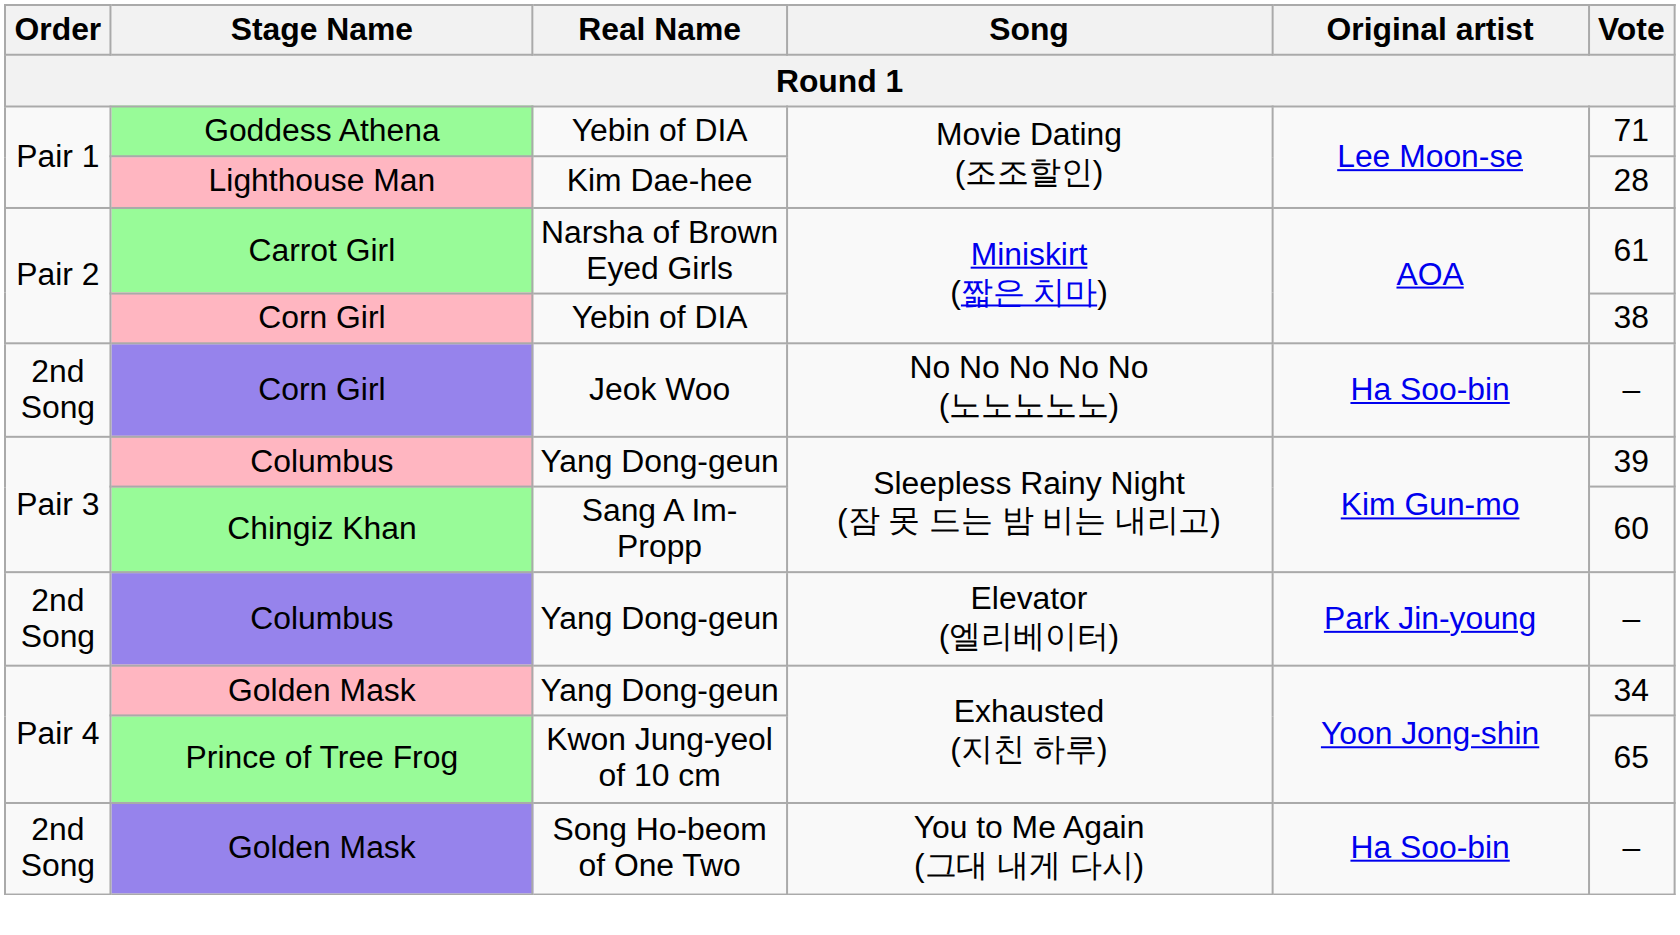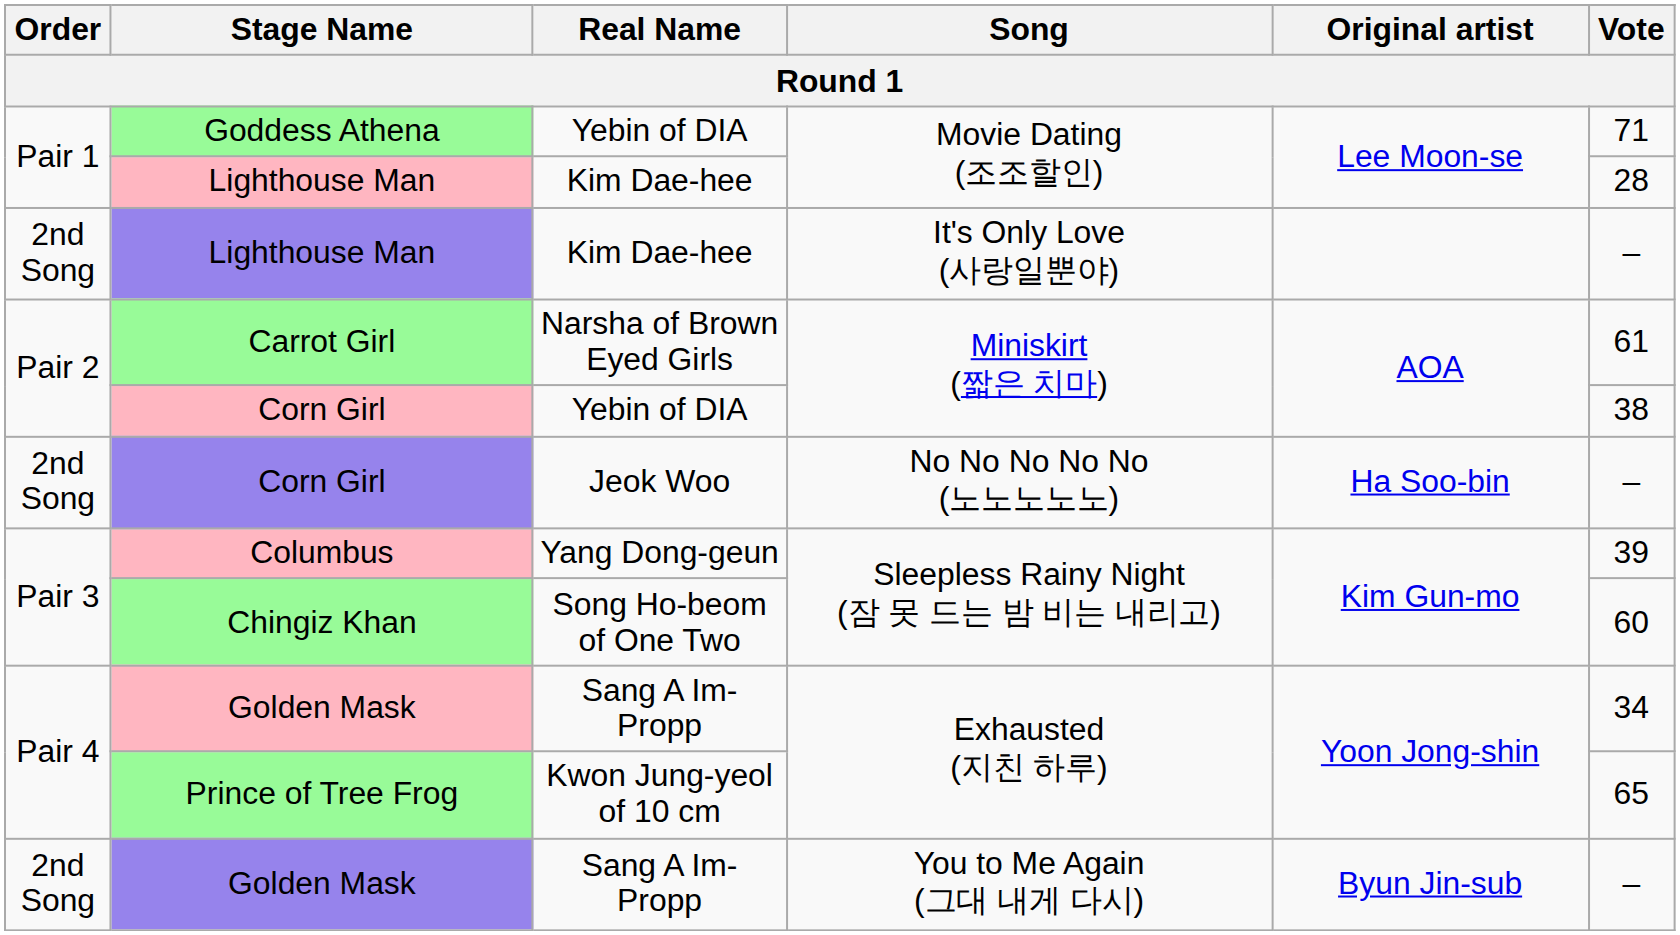+ row: (322, 252)
(660, 529) Sang A Im-Propp -> (660, 621) Song Ho-beom of One Two
- row: (322, 618)
(660, 689) Yang Dong-geun -> (660, 707) Sang A Im-Propp
(660, 847) Song Ho-beom of One Two -> (660, 883) Sang A Im-Propp
(1430, 847) Ha Soo-bin -> (1430, 883) Byun Jin-sub
